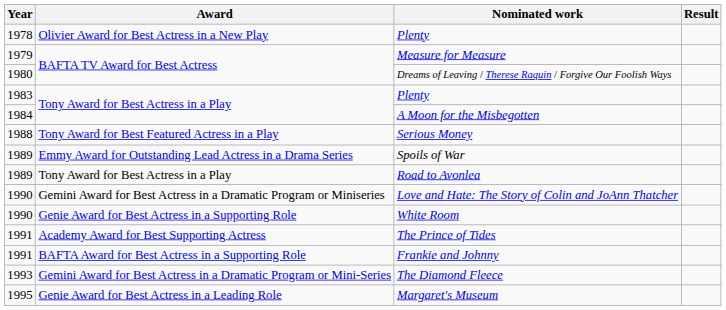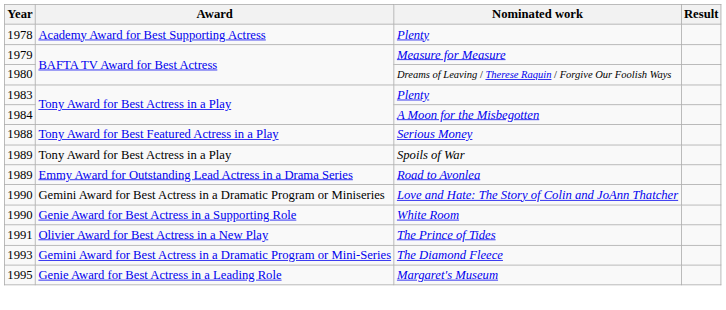(153, 34) Olivier Award for Best Actress in a New Play -> (152, 34) Academy Award for Best Supporting Actress
(196, 154) Emmy Award for Outstanding Lead Actress in a Drama Series -> (135, 154) Tony Award for Best Actress in a Play
(135, 174) Tony Award for Best Actress in a Play -> (196, 174) Emmy Award for Outstanding Lead Actress in a Drama Series
(152, 235) Academy Award for Best Supporting Actress -> (153, 235) Olivier Award for Best Actress in a New Play
- row: (20, 255)
